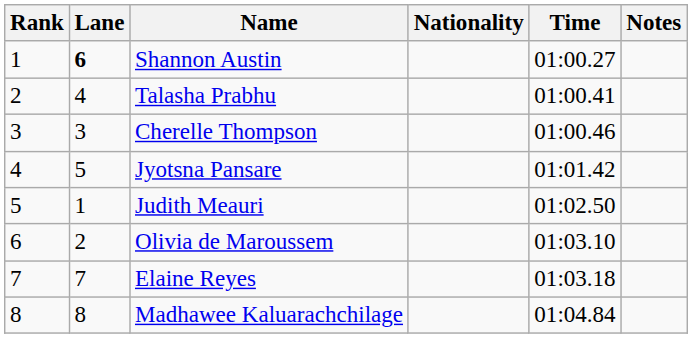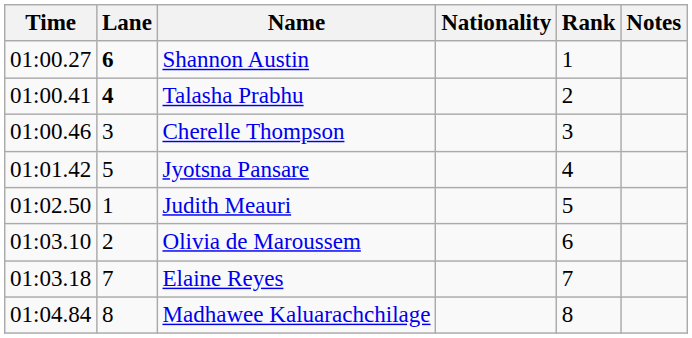columns swapped: (37, 22) <-> (575, 22)
(80, 95) normal -> (108, 95) bold
